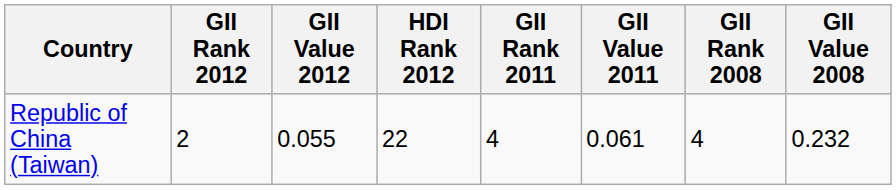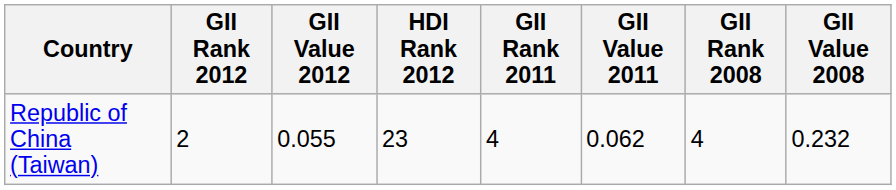(395, 138) 22 -> (395, 138) 23
(616, 138) 0.061 -> (616, 138) 0.062
